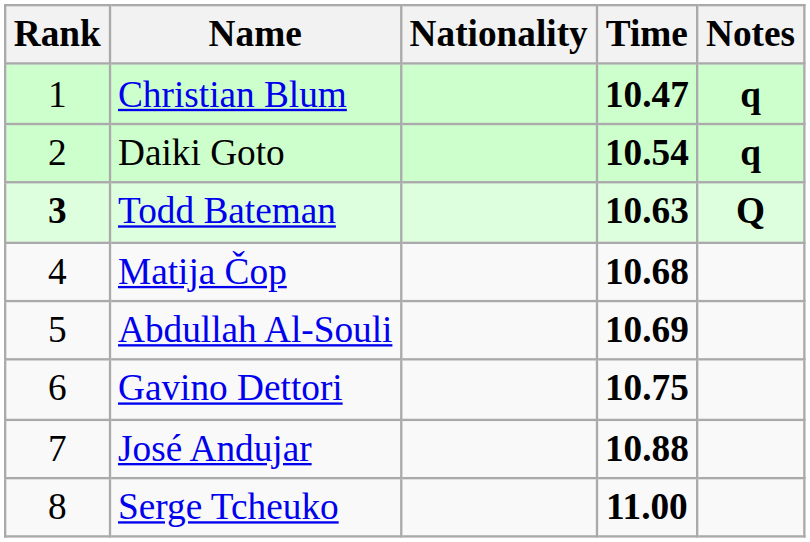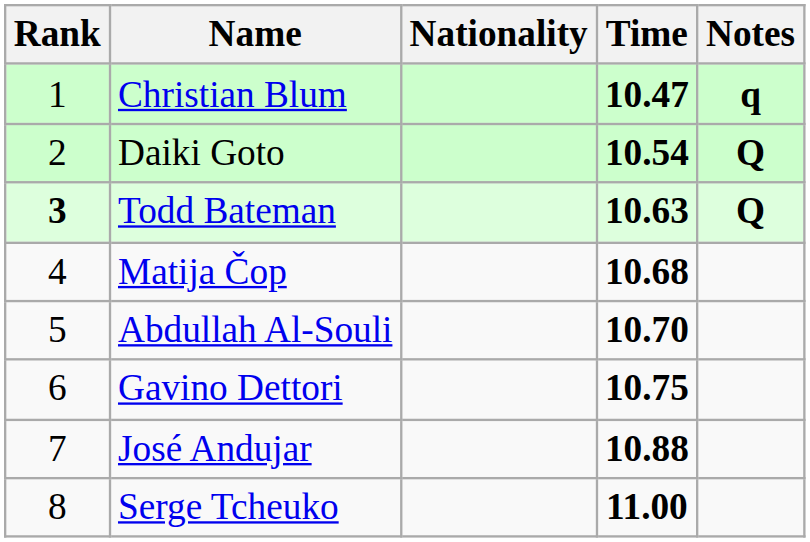(751, 152) q -> (750, 152) Q
(647, 329) 10.69 -> (647, 329) 10.70
